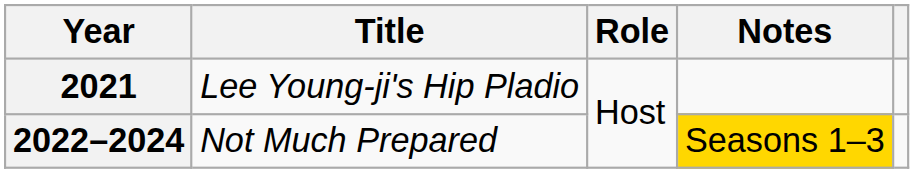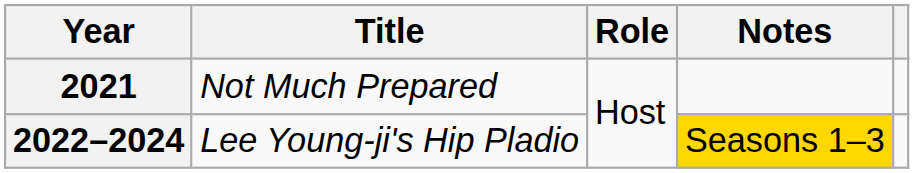(390, 85) Lee Young-ji's Hip Pladio -> (349, 85) Not Much Prepared
(349, 140) Not Much Prepared -> (390, 140) Lee Young-ji's Hip Pladio
